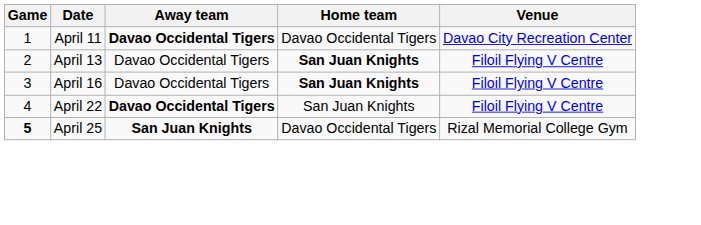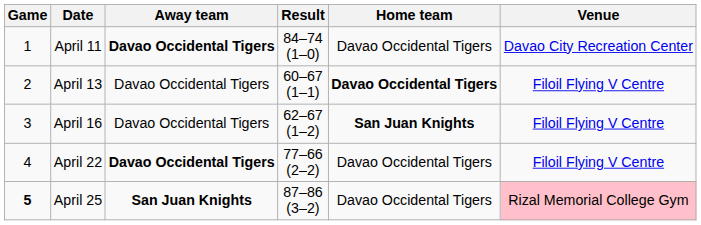+ column: (303, 15)
(359, 60) San Juan Knights -> (414, 84) Davao Occidental Tigers
(359, 106) San Juan Knights -> (414, 162) Davao Occidental Tigers
(537, 128) no background -> (598, 200) pink background
